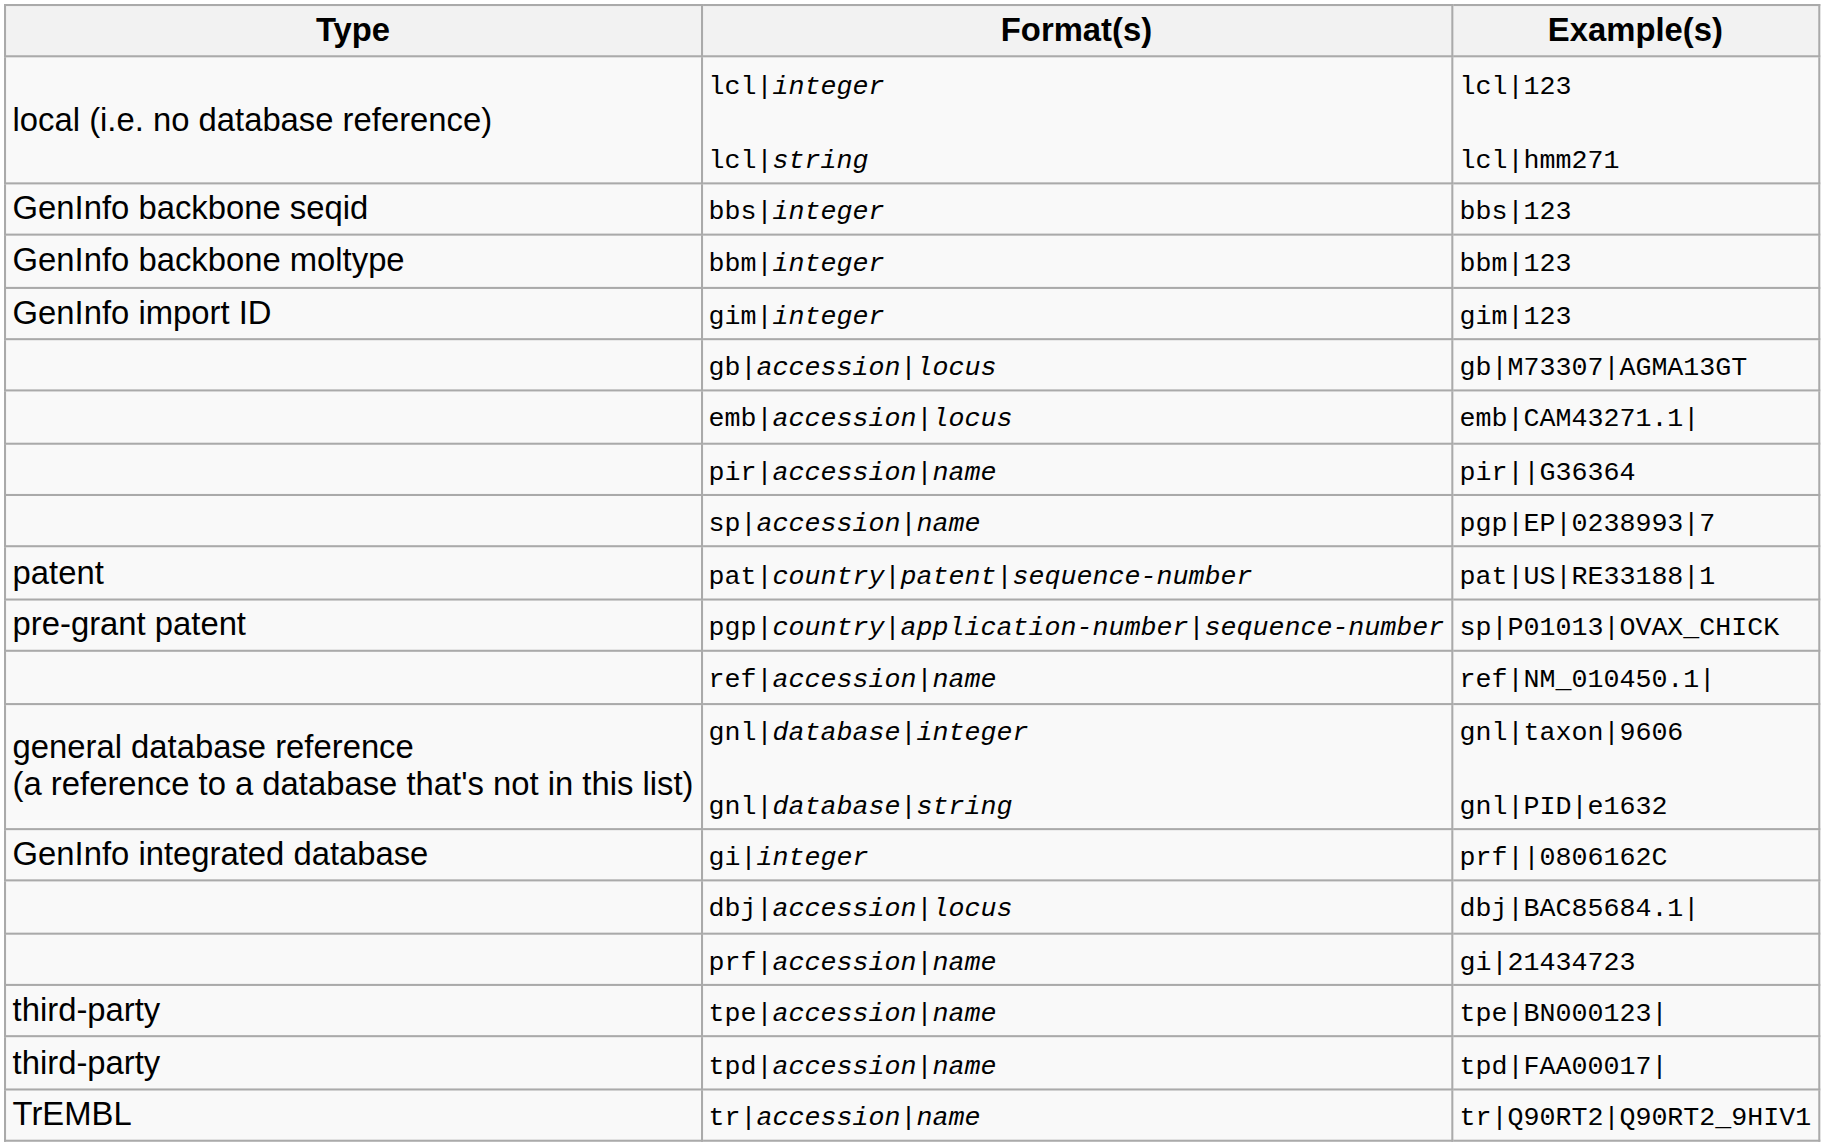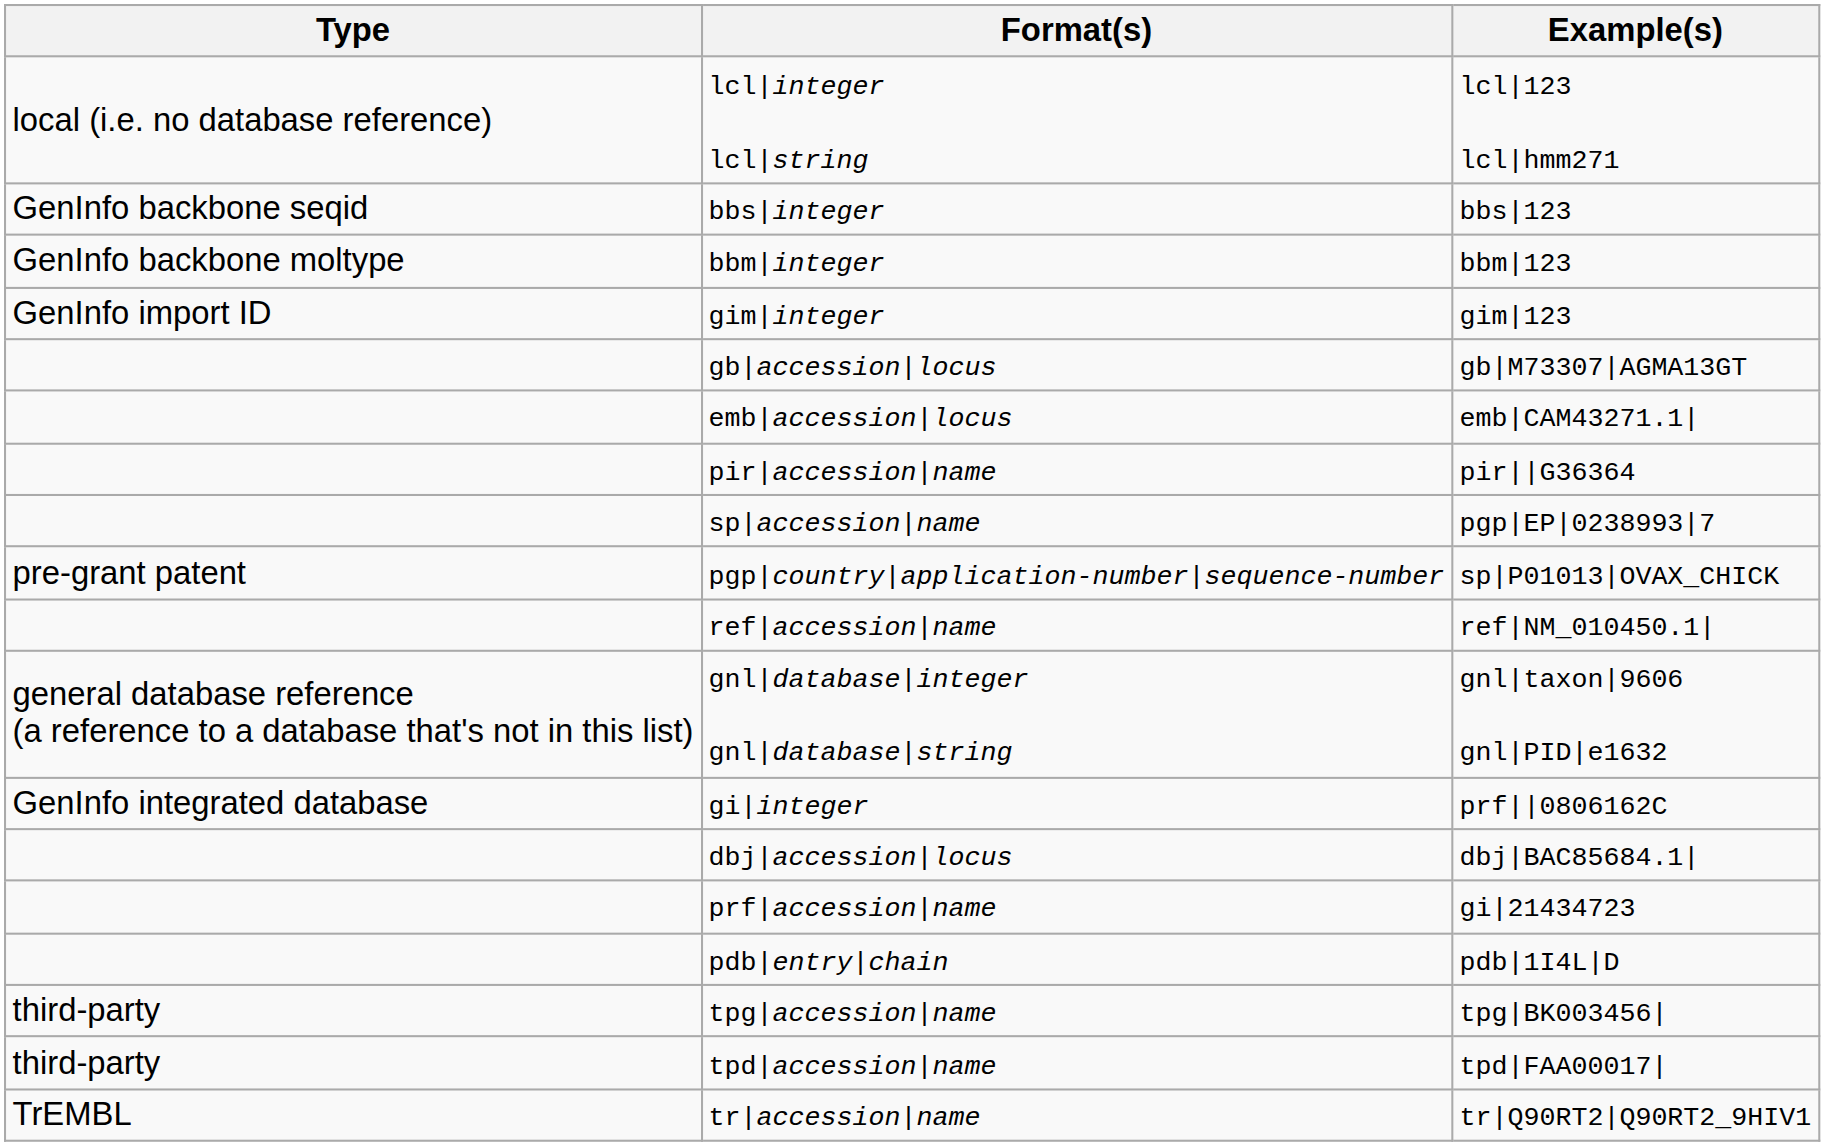- row: (980, 576)
+ row: (829, 962)
+ row: (853, 1014)
- row: (853, 1014)
